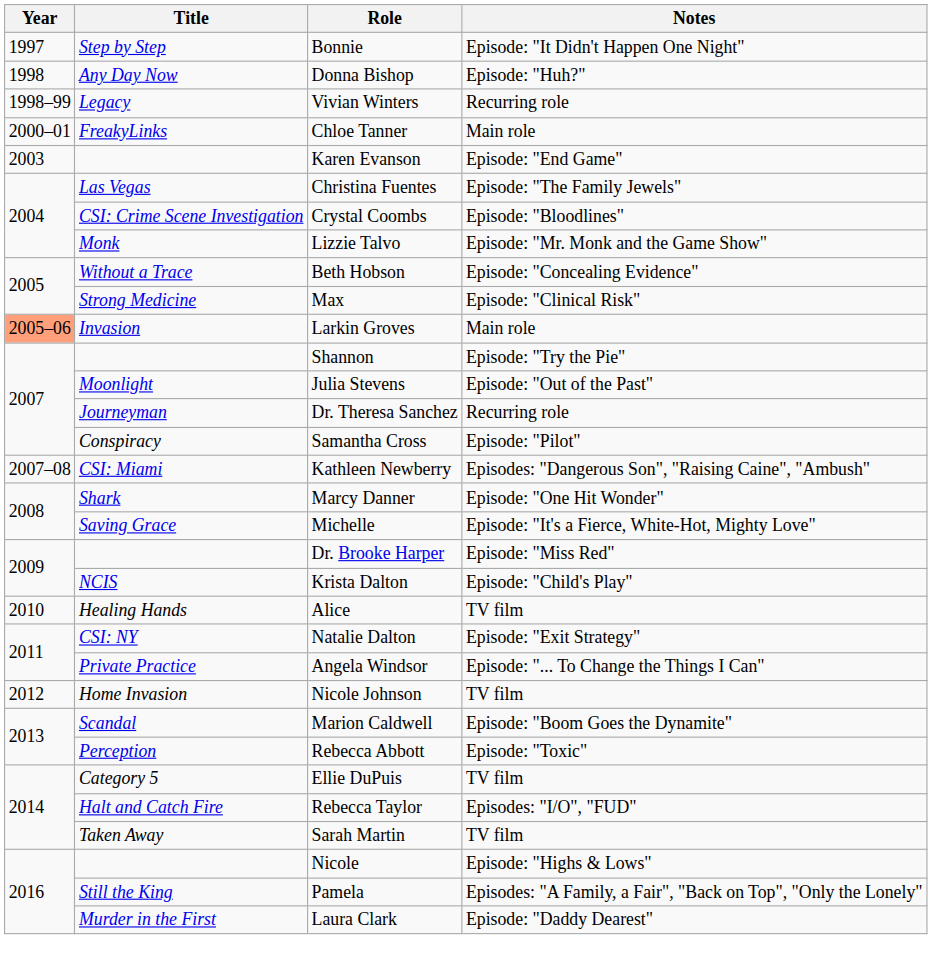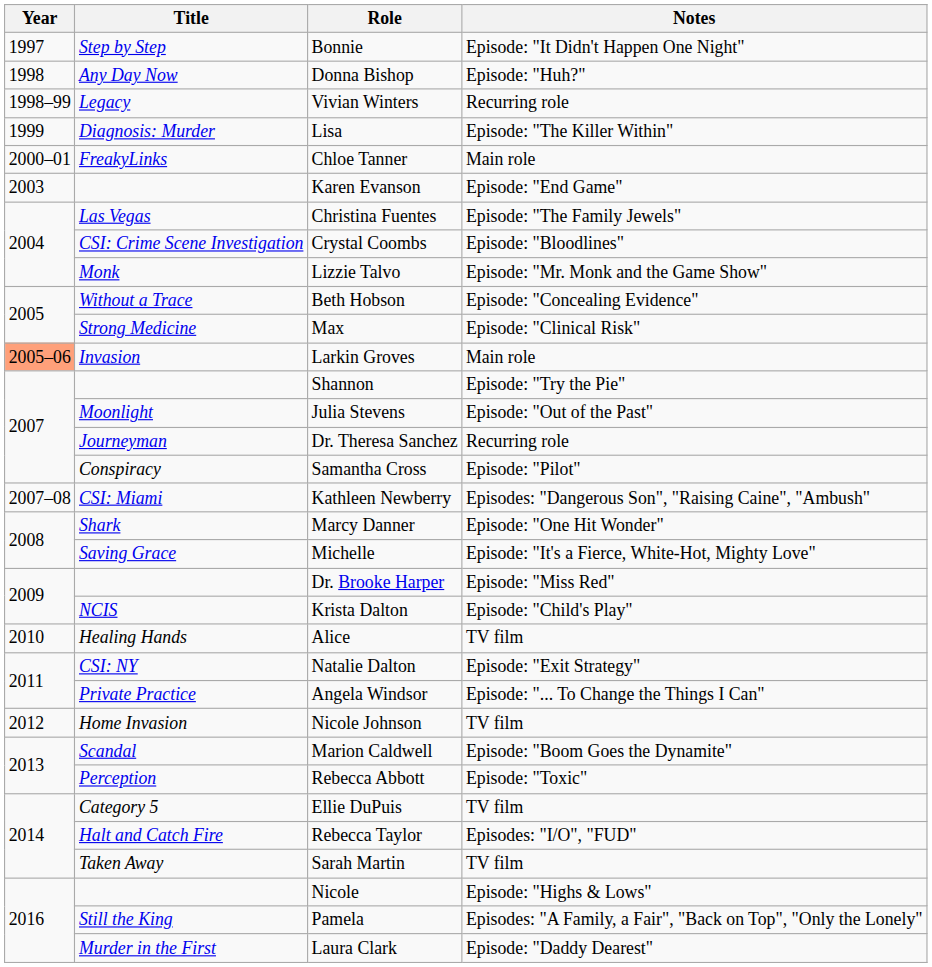+ row: (327, 131)
